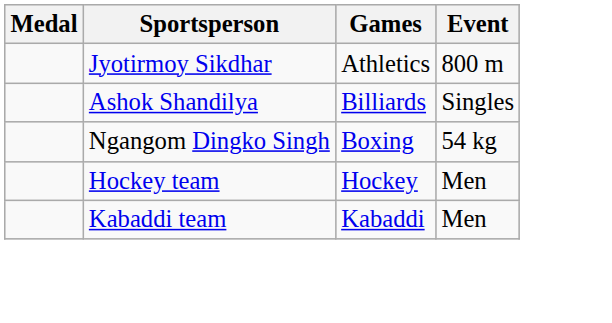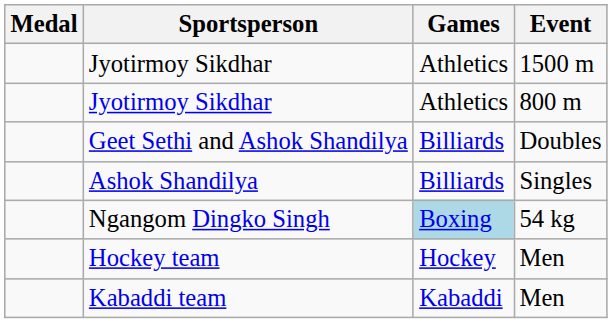+ row: (180, 63)
+ row: (248, 141)
(377, 141) no background -> (455, 219) lightblue background
